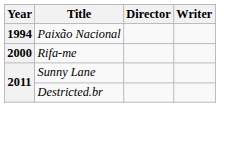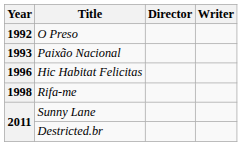+ row: (58, 33)
(20, 33) 1994 -> (20, 53) 1993
+ row: (90, 72)
(20, 53) 2000 -> (20, 92) 1998
